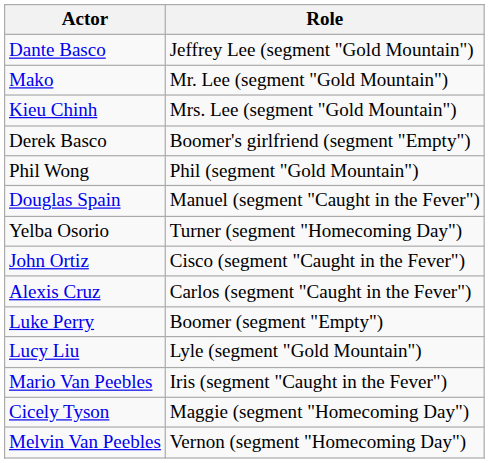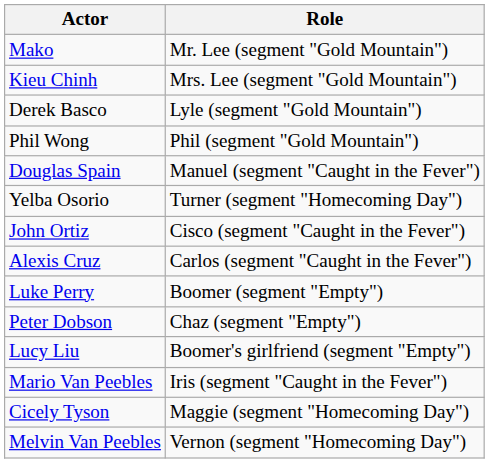- row: (57, 49)
(320, 140) Boomer's girlfriend (segment "Empty") -> (296, 110) Lyle (segment "Gold Mountain")
+ row: (61, 321)
(296, 351) Lyle (segment "Gold Mountain") -> (320, 351) Boomer's girlfriend (segment "Empty")
